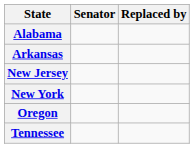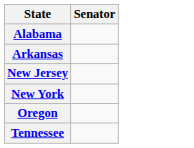- column: (154, 14)
